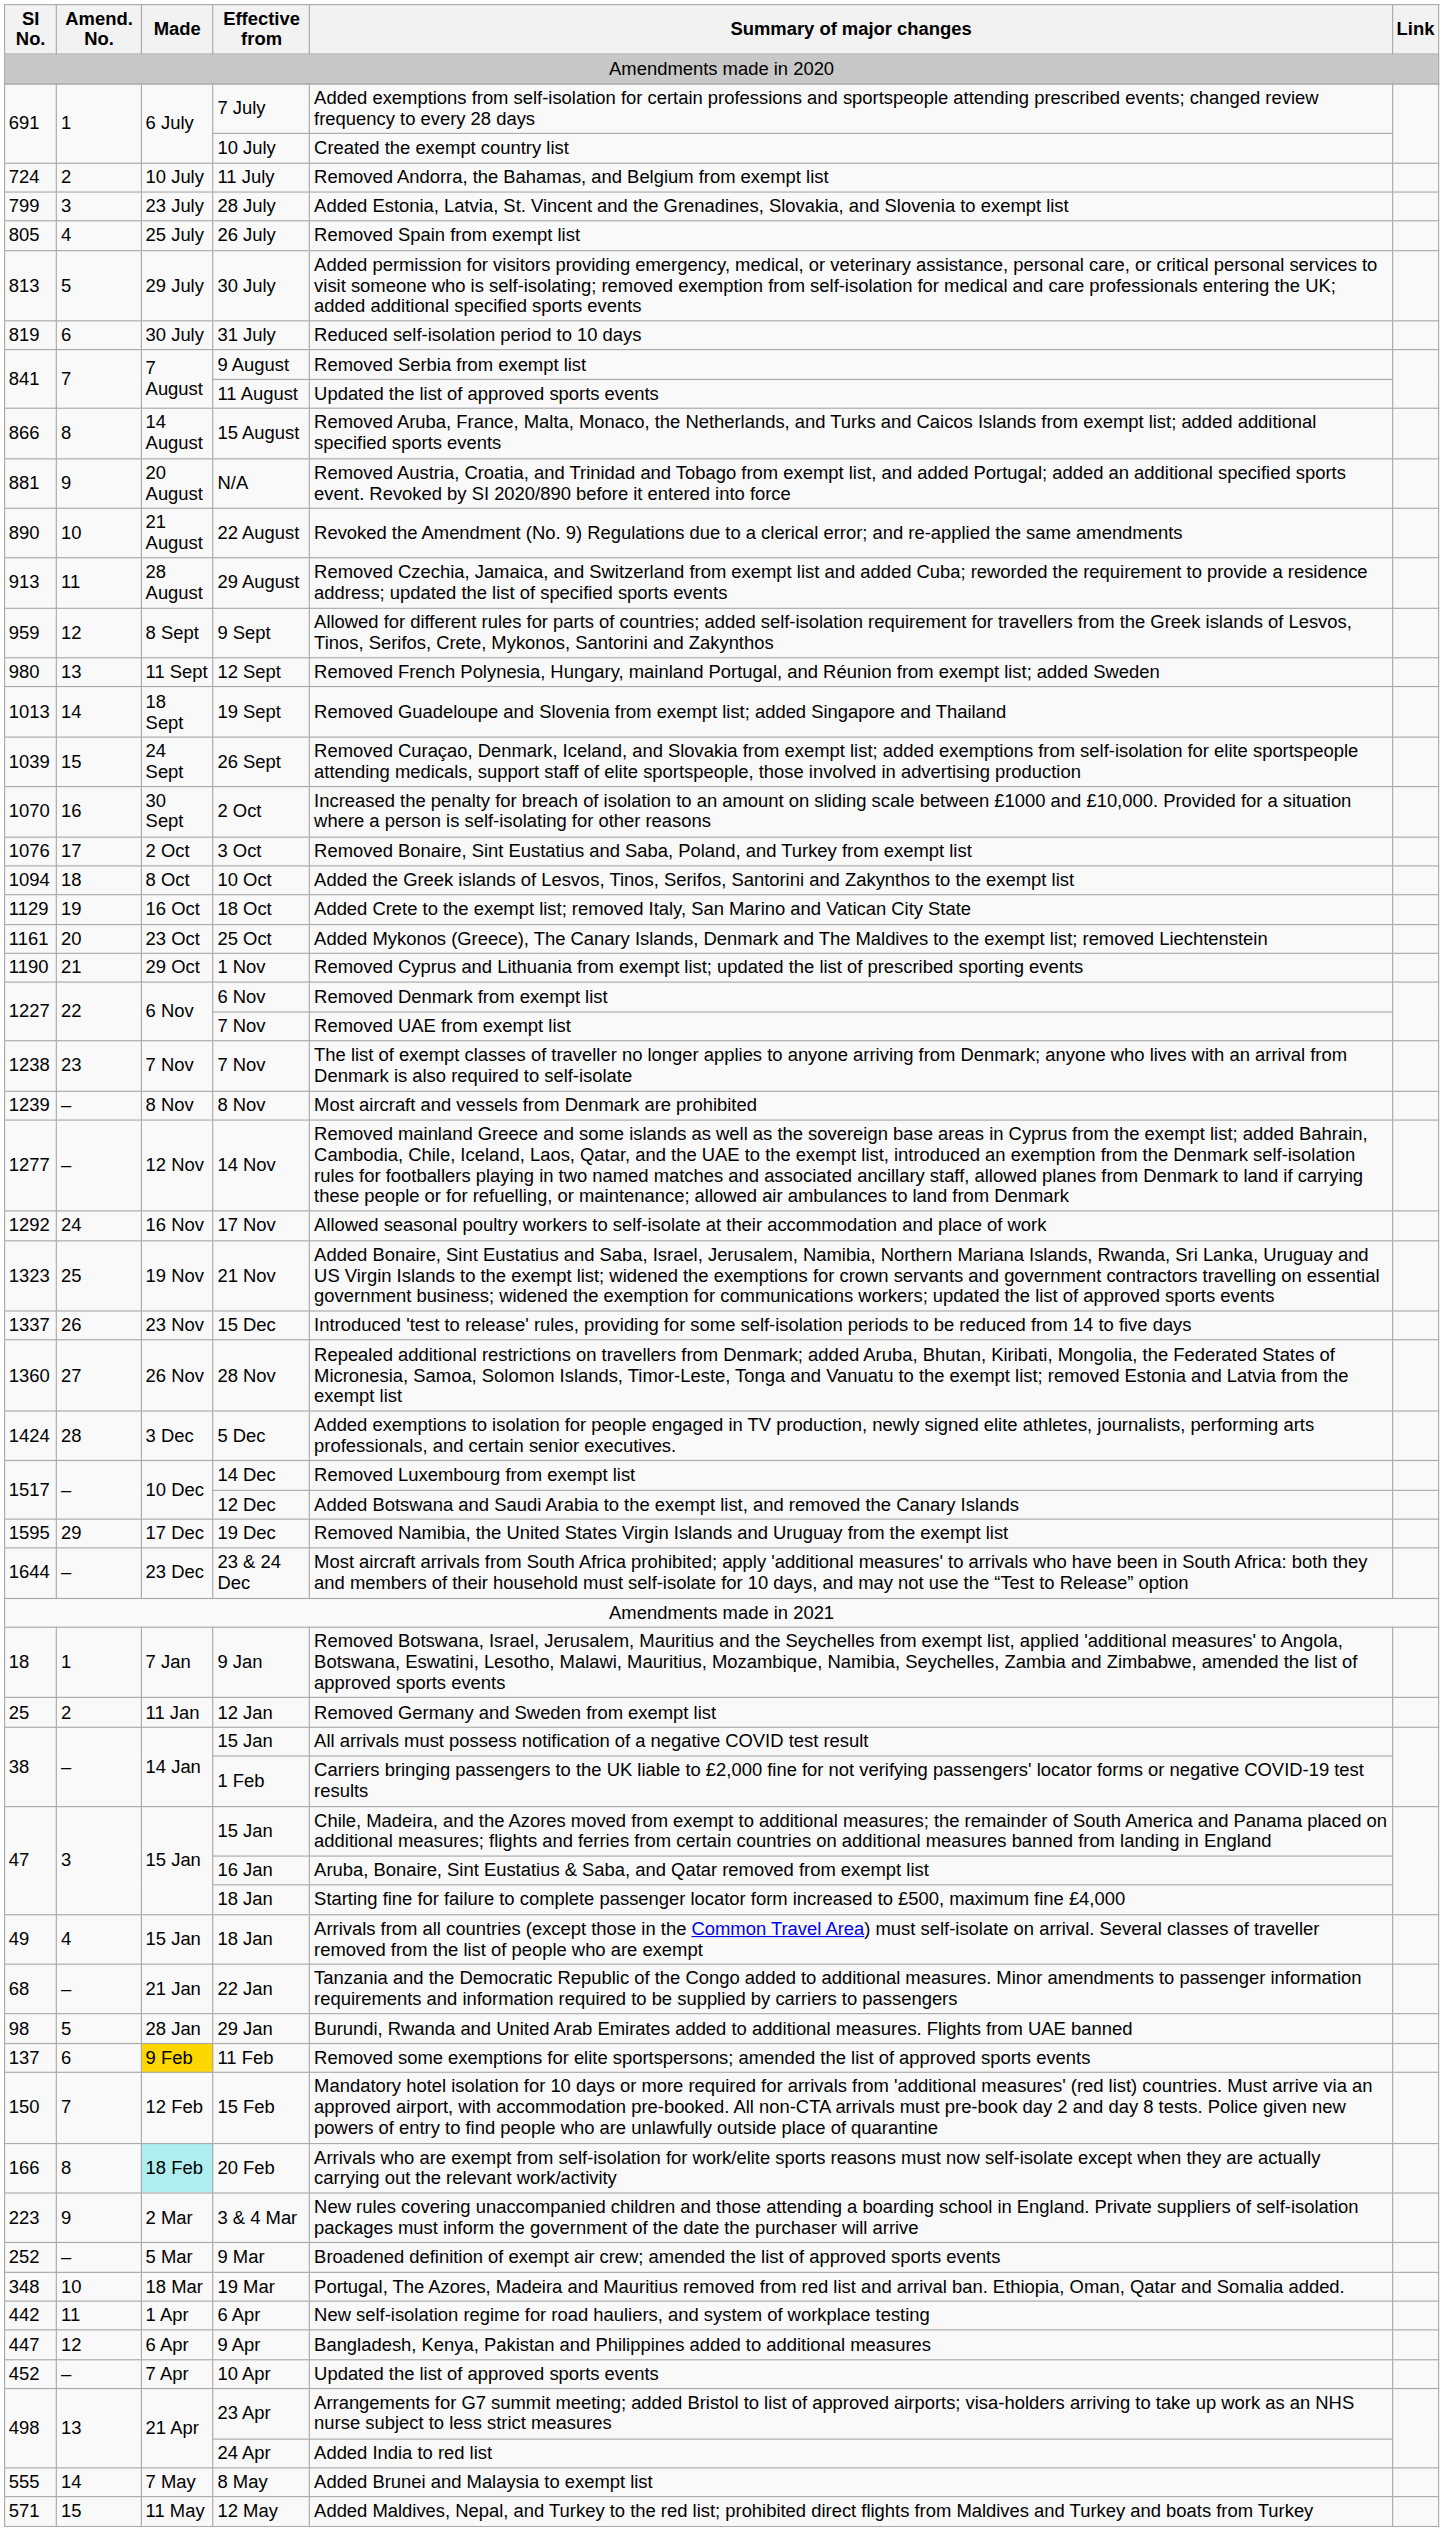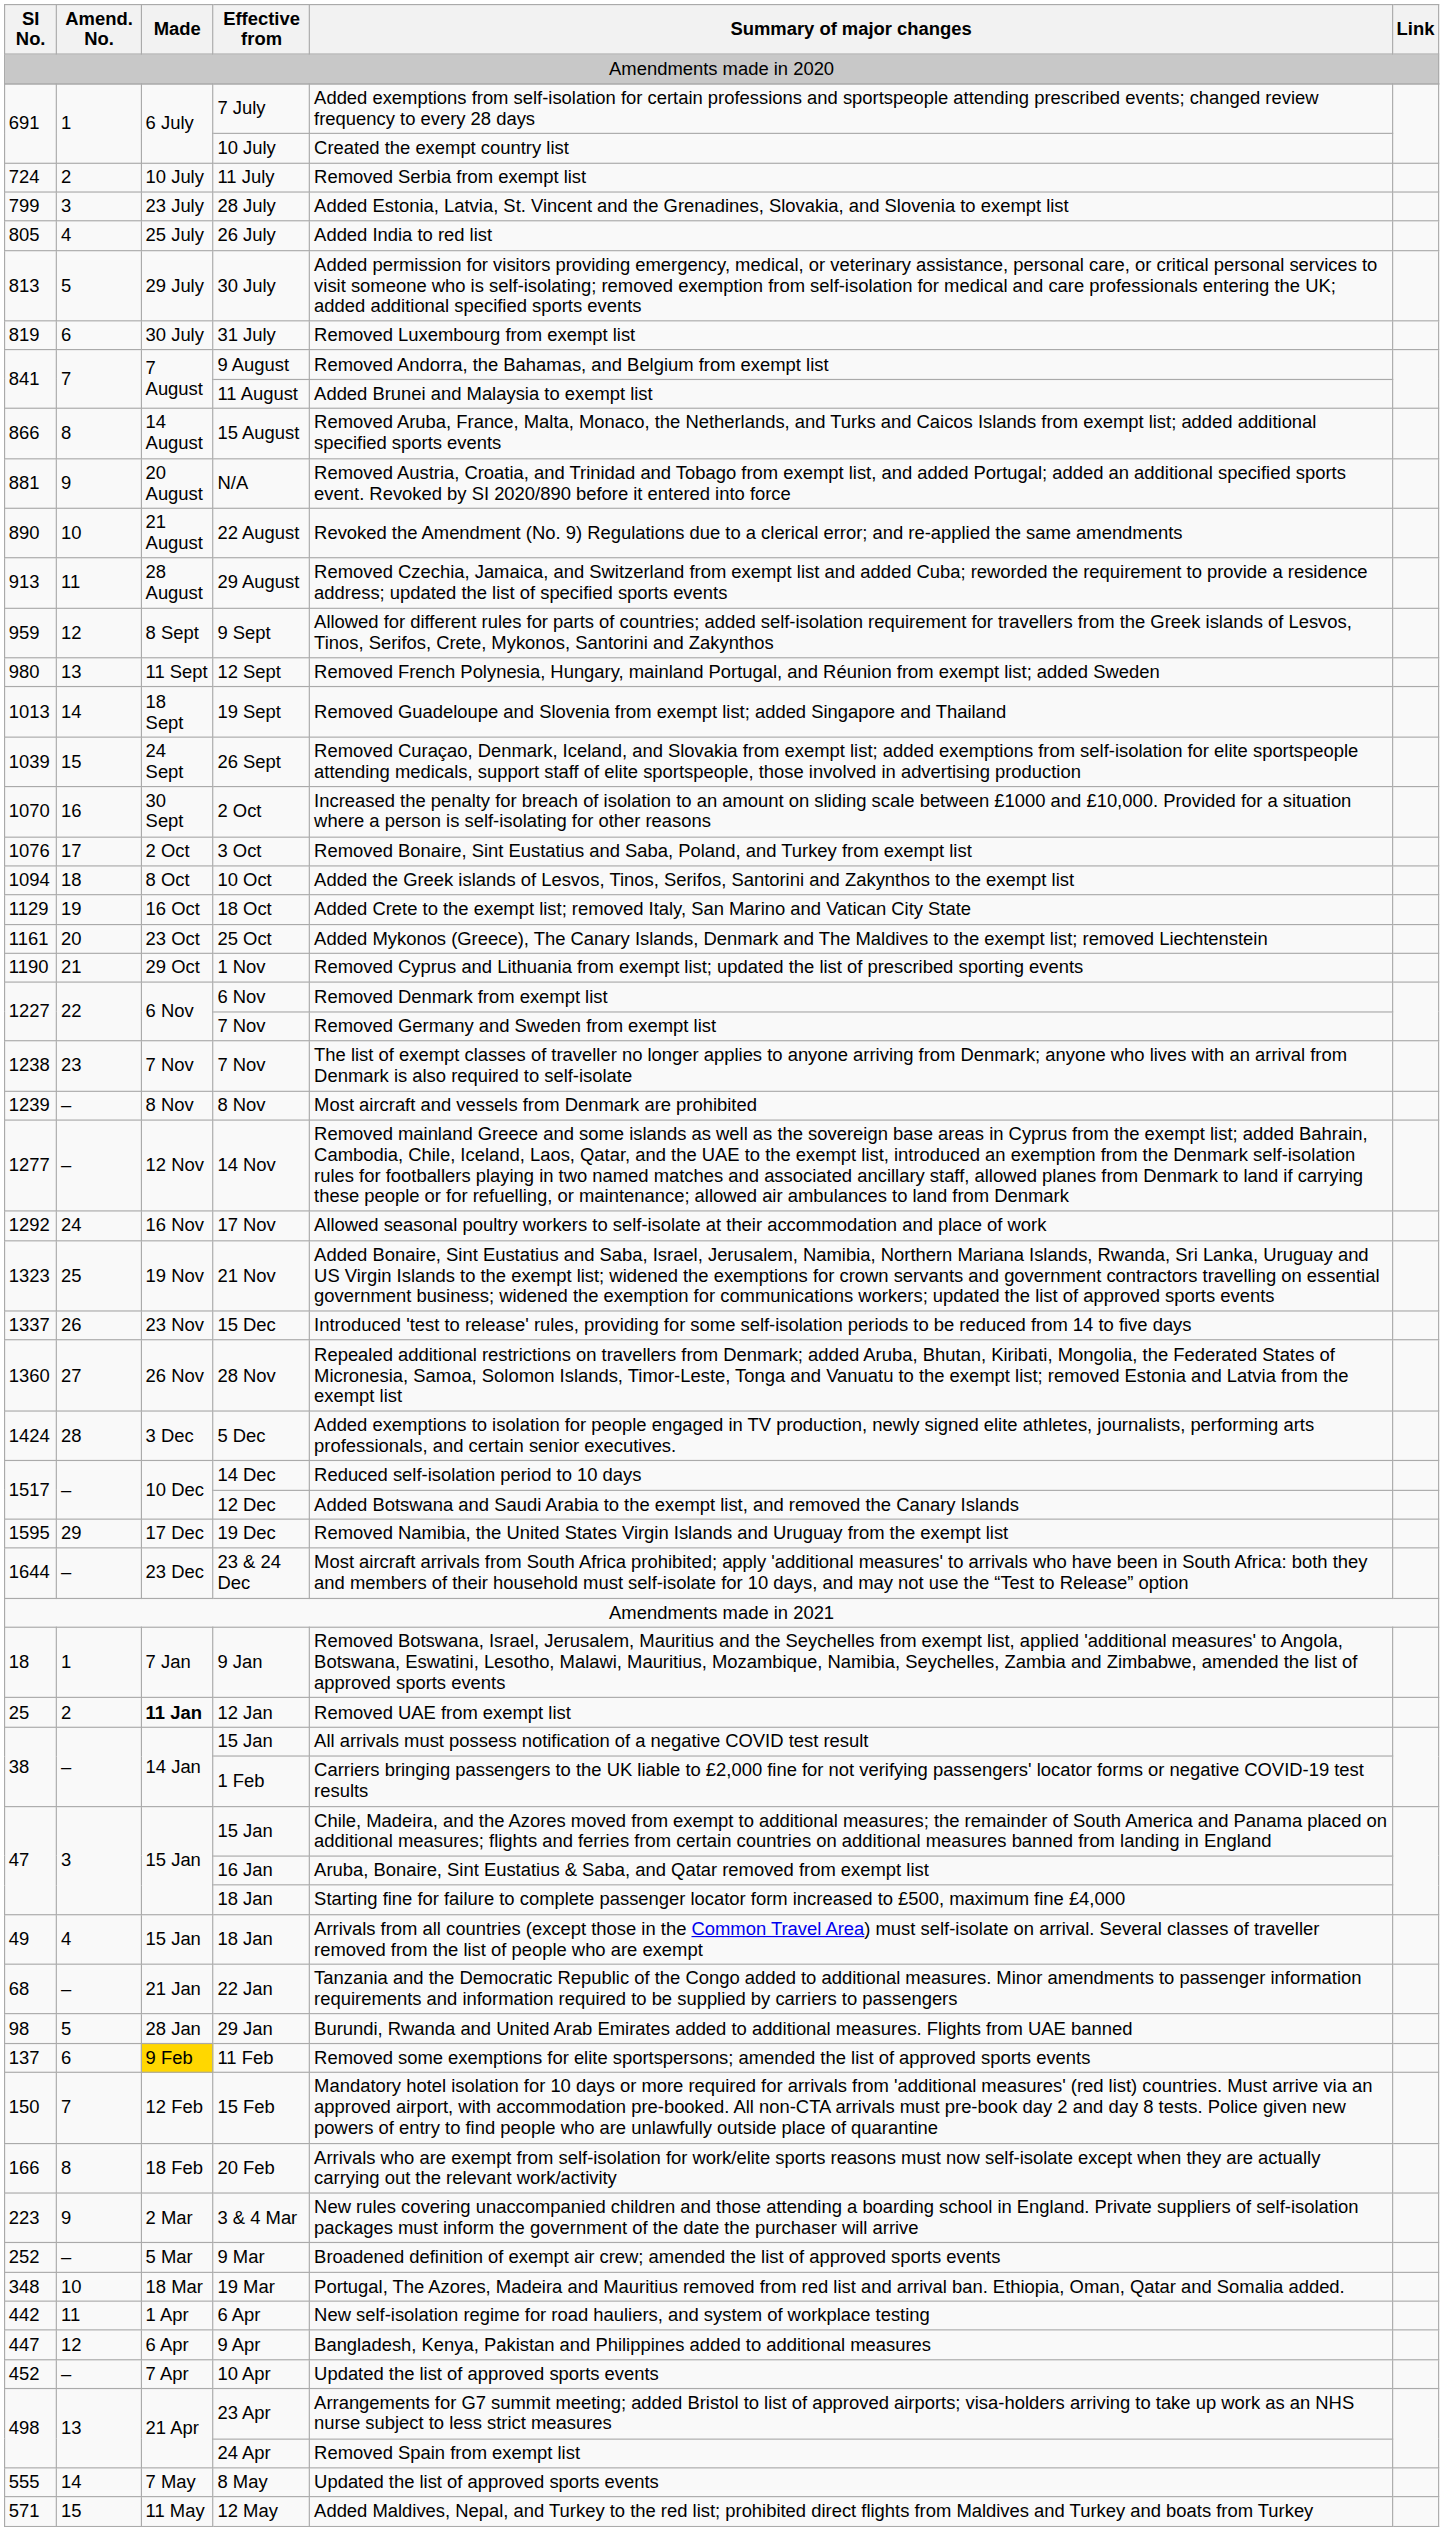(571, 177) Removed Andorra, the Bahamas, and Belgium from exempt list -> (450, 177) Removed Serbia from exempt list
(447, 235) Removed Spain from exempt list -> (403, 235) Added India to red list
(478, 335) Reduced self-isolation period to 10 days -> (475, 335) Removed Luxembourg from exempt list
(450, 364) Removed Serbia from exempt list -> (571, 364) Removed Andorra, the Bahamas, and Belgium from exempt list
(486, 393) Updated the list of approved sports events -> (483, 393) Added Brunei and Malaysia to exempt list
(442, 1026) Removed UAE from exempt list -> (515, 1026) Removed Germany and Sweden from exempt list
(475, 1475) Removed Luxembourg from exempt list -> (478, 1475) Reduced self-isolation period to 10 days
(173, 1712) normal -> (174, 1712) bold
(515, 1712) Removed Germany and Sweden from exempt list -> (442, 1712) Removed UAE from exempt list
(174, 2167) paleturquoise background -> (174, 2167) no background
(403, 2453) Added India to red list -> (447, 2453) Removed Spain from exempt list
(483, 2482) Added Brunei and Malaysia to exempt list -> (486, 2482) Updated the list of approved sports events
